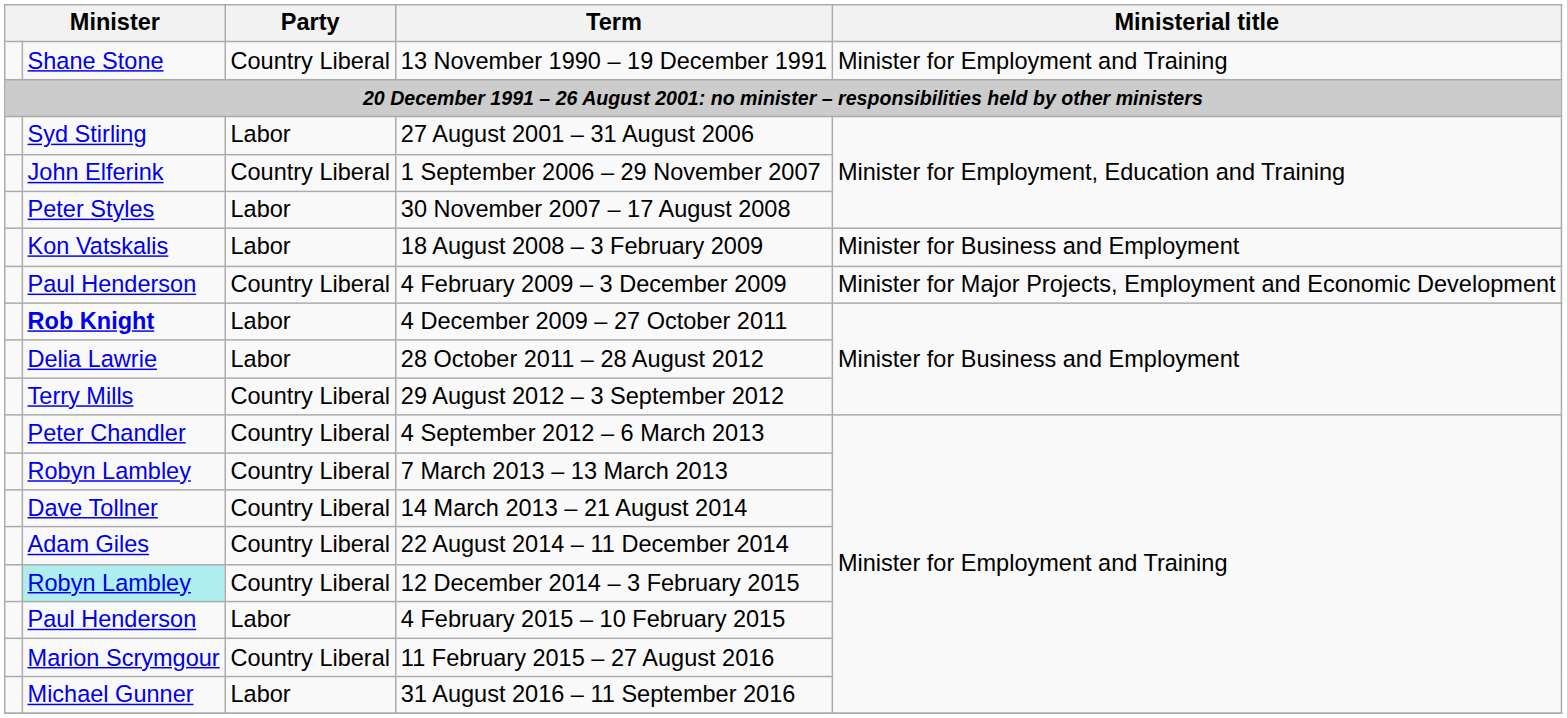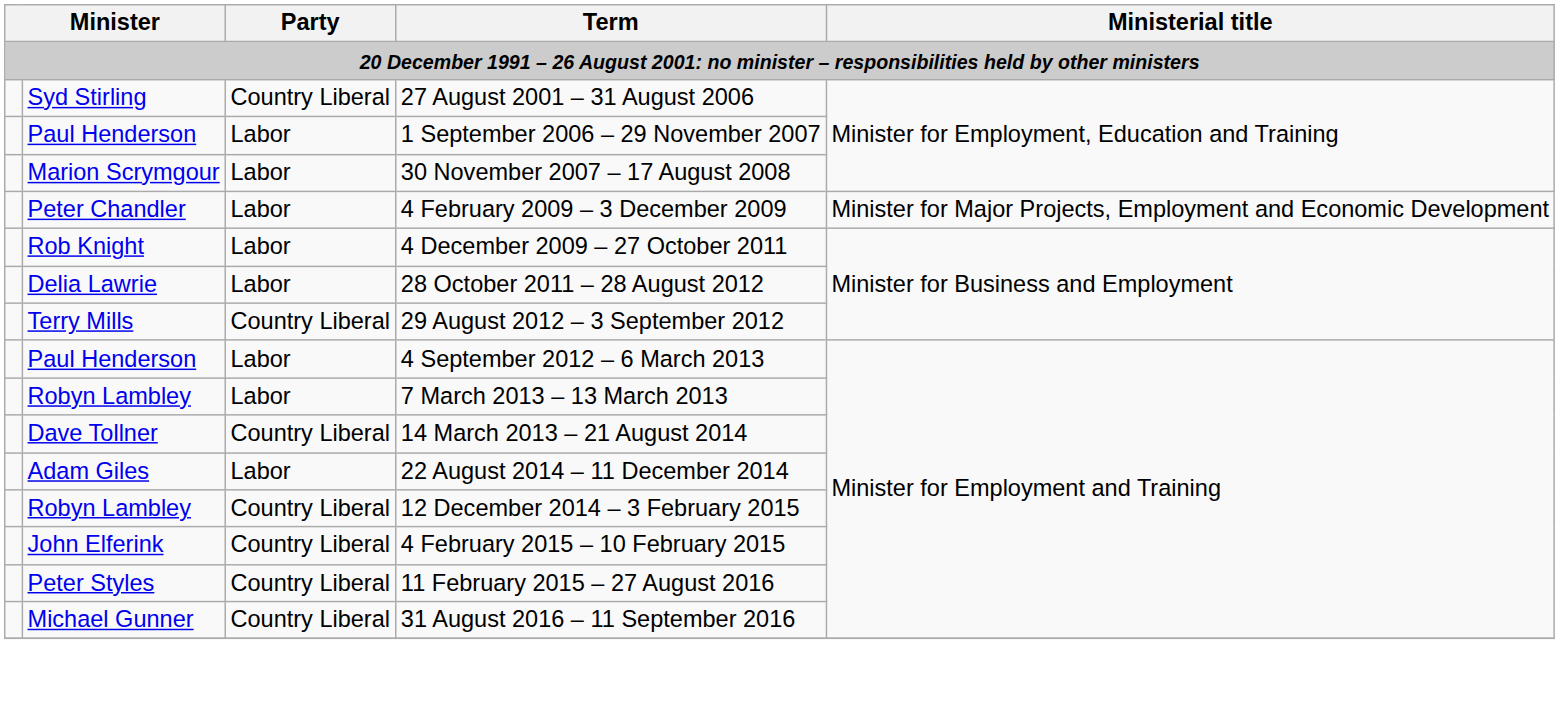- row: (614, 60)
(261, 135) Labor -> (310, 97) Country Liberal
(96, 172) John Elferink -> (112, 135) Paul Henderson
(310, 172) Country Liberal -> (261, 135) Labor
(91, 209) Peter Styles -> (124, 172) Marion Scrymgour
- row: (582, 246)
(112, 284) Paul Henderson -> (107, 209) Peter Chandler
(310, 284) Country Liberal -> (261, 209) Labor
(91, 321) bold -> (86, 246) normal
(107, 433) Peter Chandler -> (112, 358) Paul Henderson
(310, 433) Country Liberal -> (261, 358) Labor
(310, 470) Country Liberal -> (261, 396) Labor
(310, 545) Country Liberal -> (261, 470) Labor
(109, 582) paleturquoise background -> (109, 508) no background
(112, 619) Paul Henderson -> (96, 545) John Elferink
(261, 619) Labor -> (310, 545) Country Liberal
(124, 657) Marion Scrymgour -> (91, 582) Peter Styles
(261, 694) Labor -> (310, 619) Country Liberal
